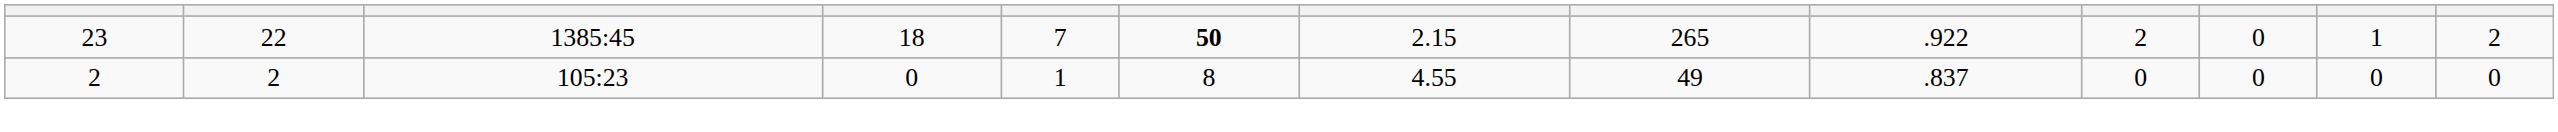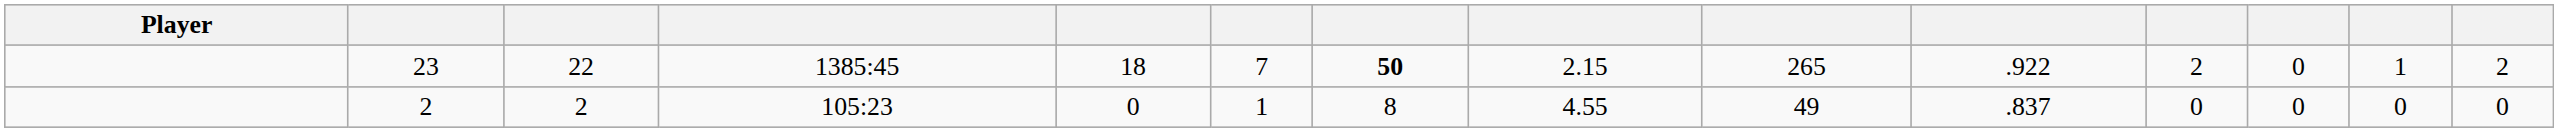+ column: (177, 24)
